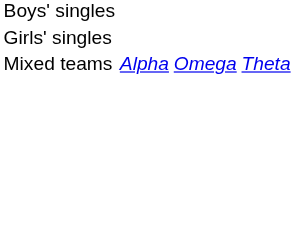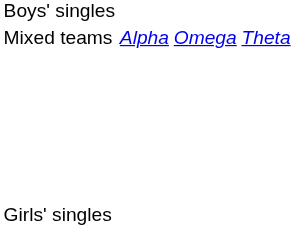rows swapped: (58, 37) <-> (58, 64)
